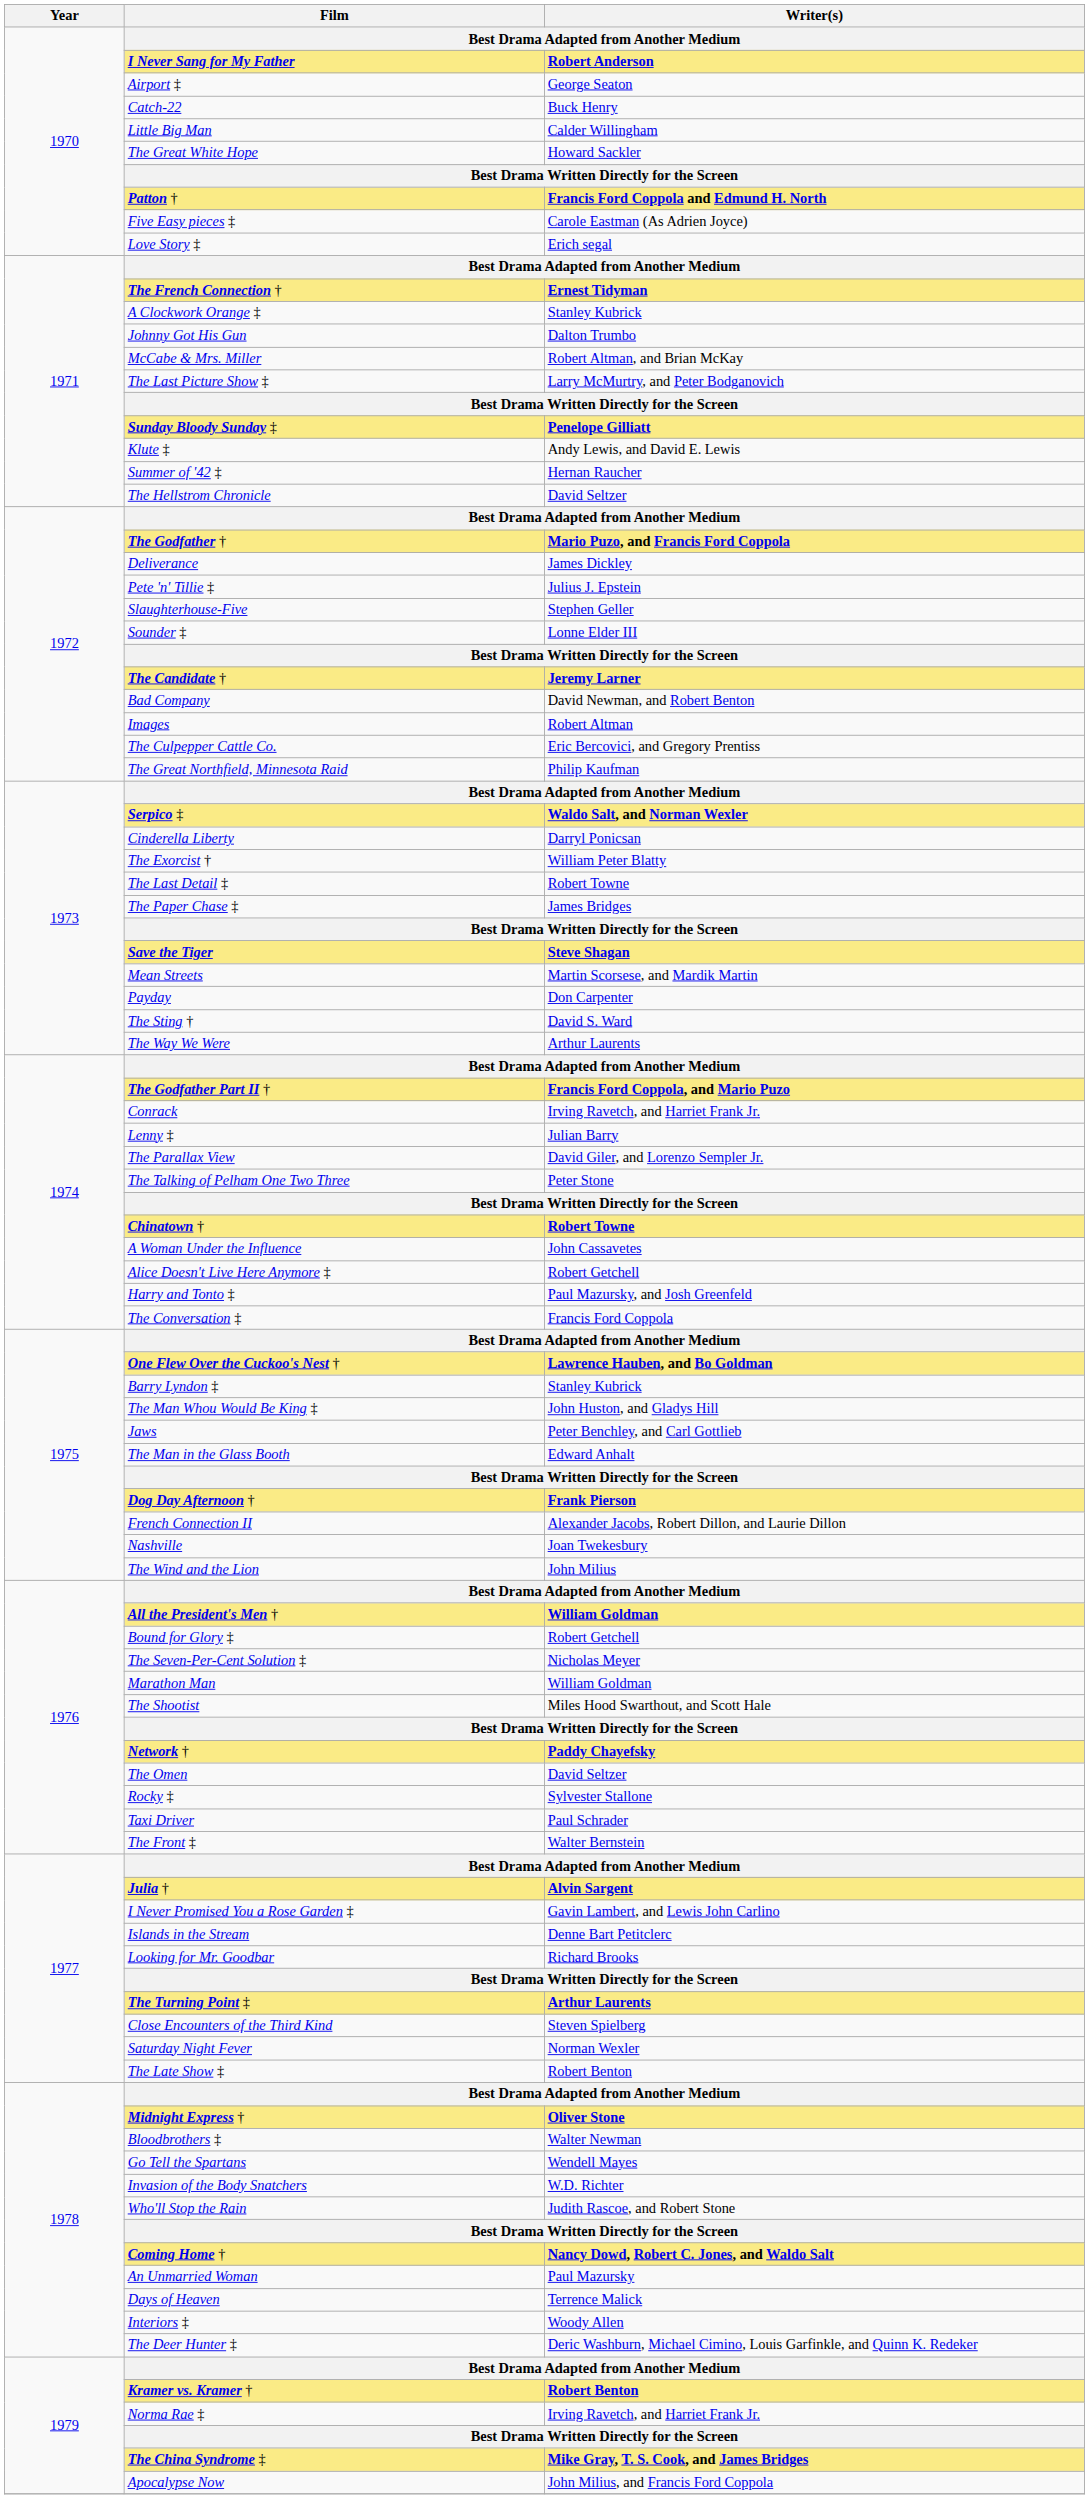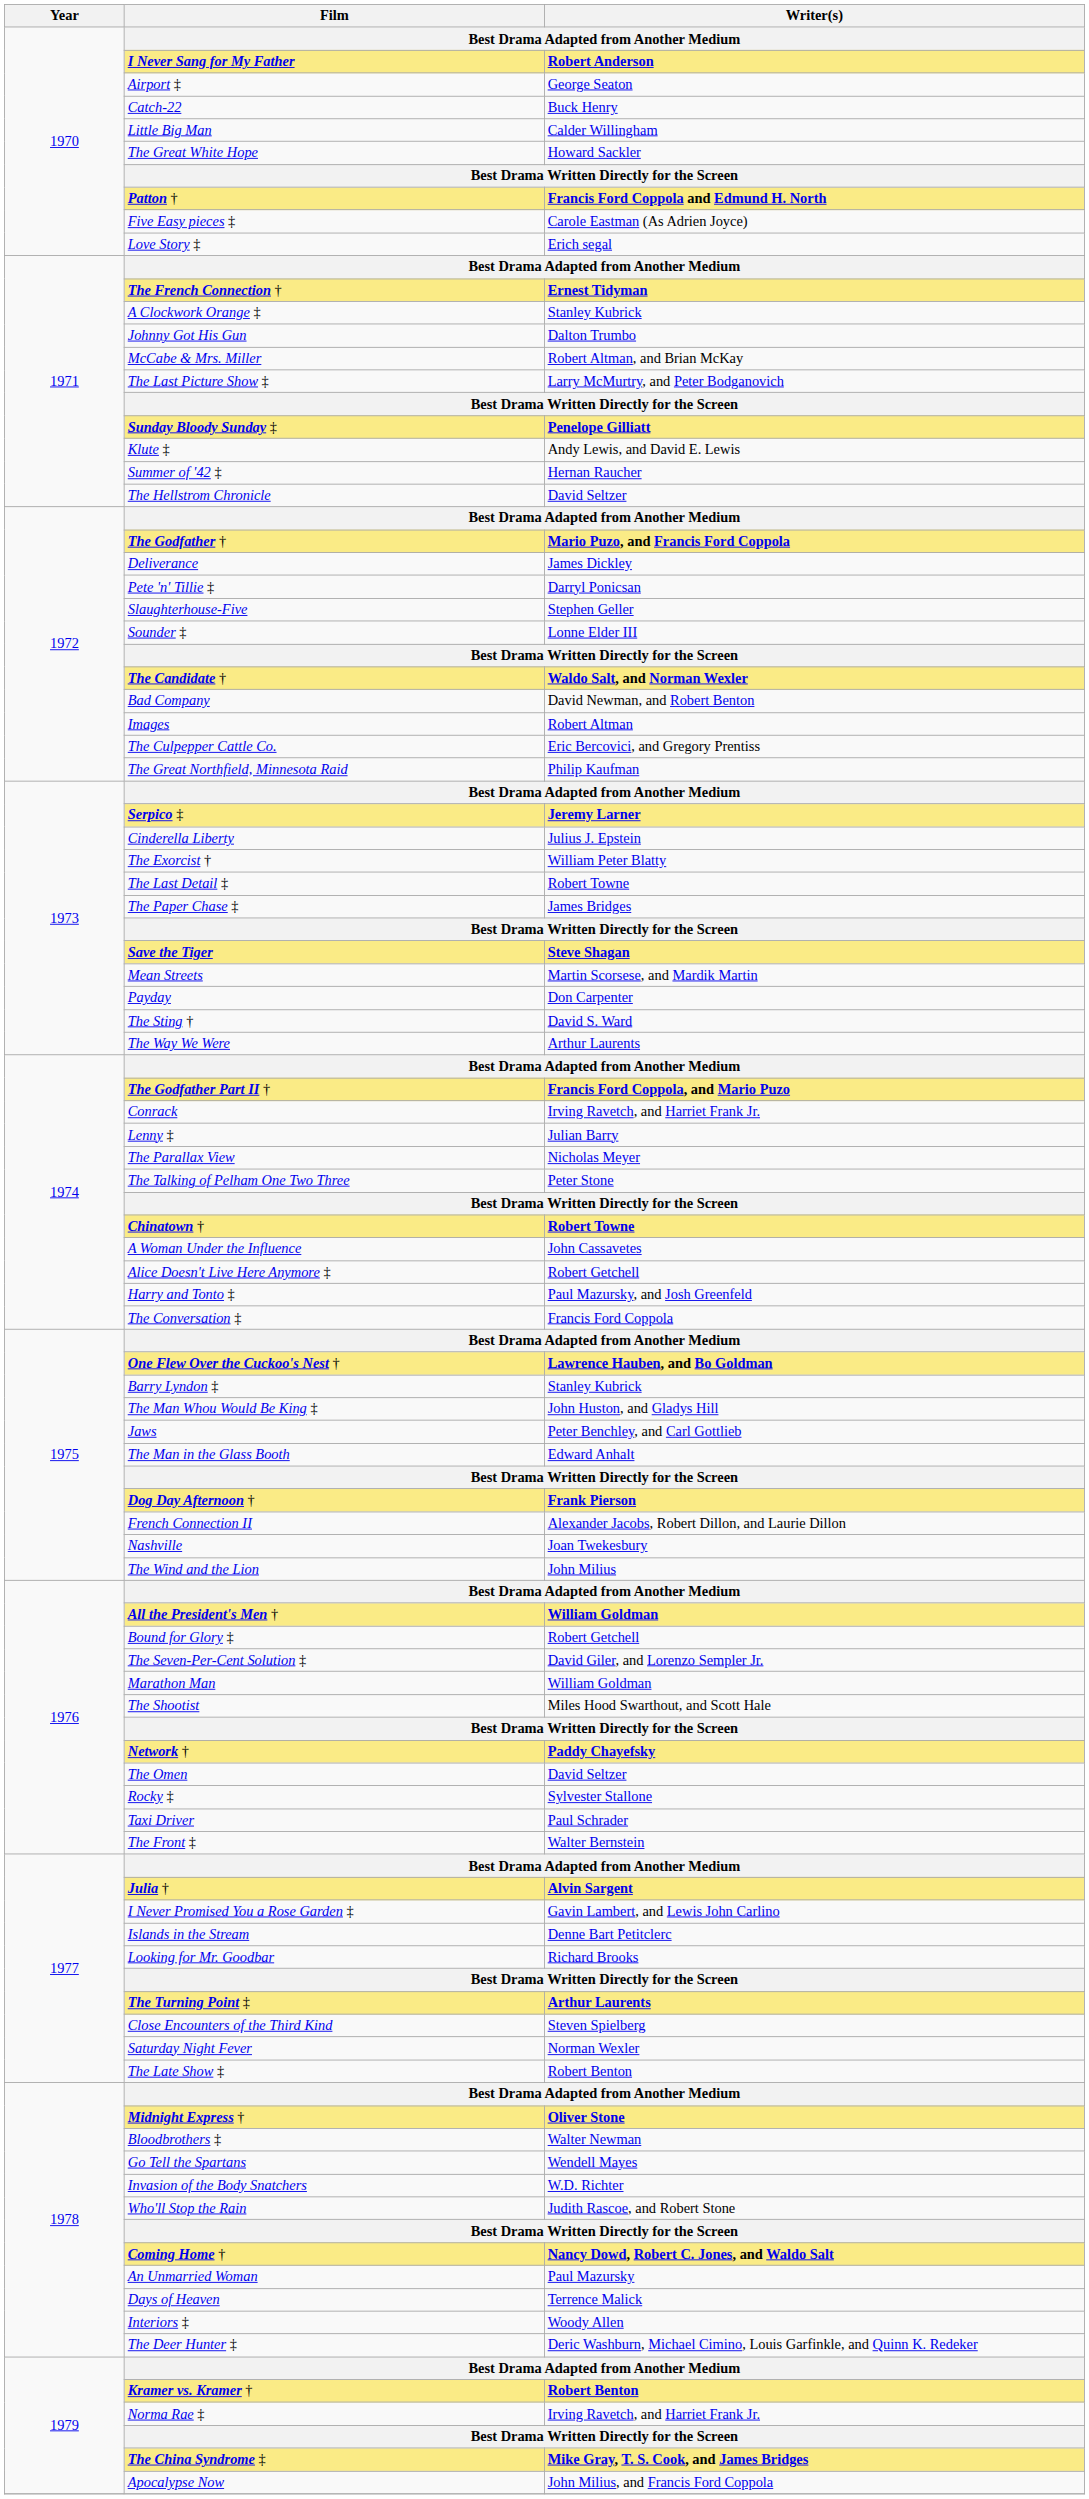(594, 586) Julius J. Epstein -> (594, 586) Darryl Ponicsan
(594, 678) Jeremy Larner -> (648, 678) Waldo Salt, and Norman Wexler
(648, 815) Waldo Salt, and Norman Wexler -> (594, 815) Jeremy Larner
(594, 838) Darryl Ponicsan -> (594, 838) Julius J. Epstein
(656, 1157) David Giler, and Lorenzo Sempler Jr. -> (594, 1157) Nicholas Meyer
(594, 1660) Nicholas Meyer -> (656, 1660) David Giler, and Lorenzo Sempler Jr.
